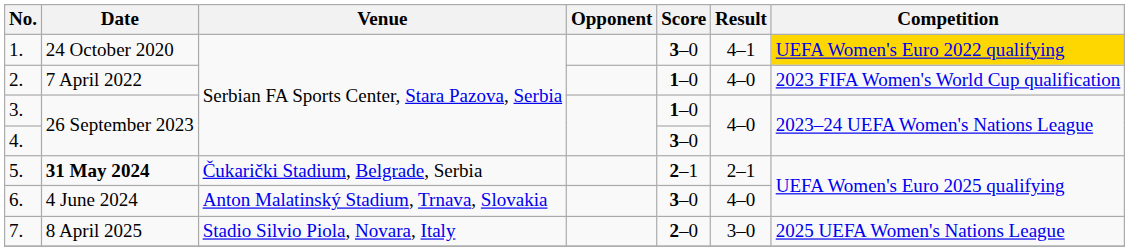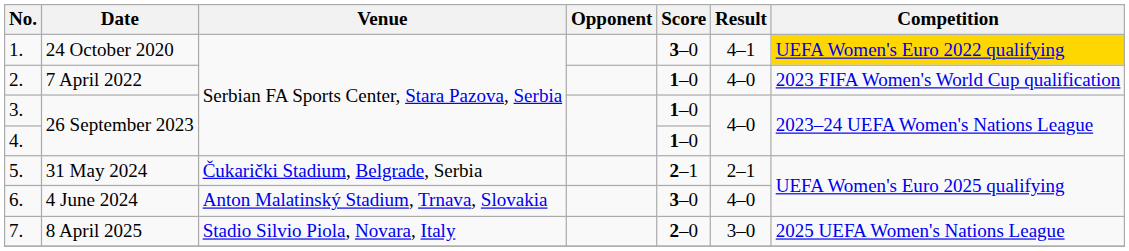(684, 140) 3–0 -> (684, 140) 1–0
(98, 170) bold -> (97, 170) normal
